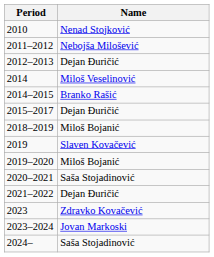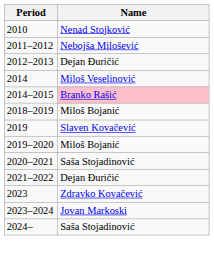(88, 95) no background -> (88, 95) pink background
- row: (30, 111)
